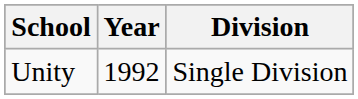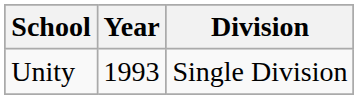(132, 71) 1992 -> (132, 71) 1993
